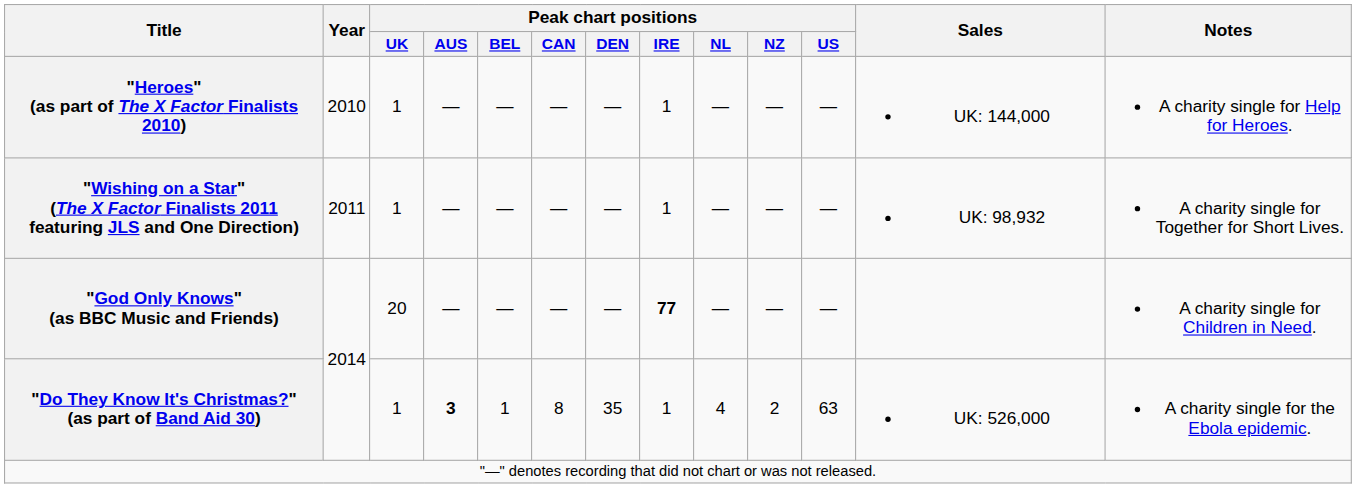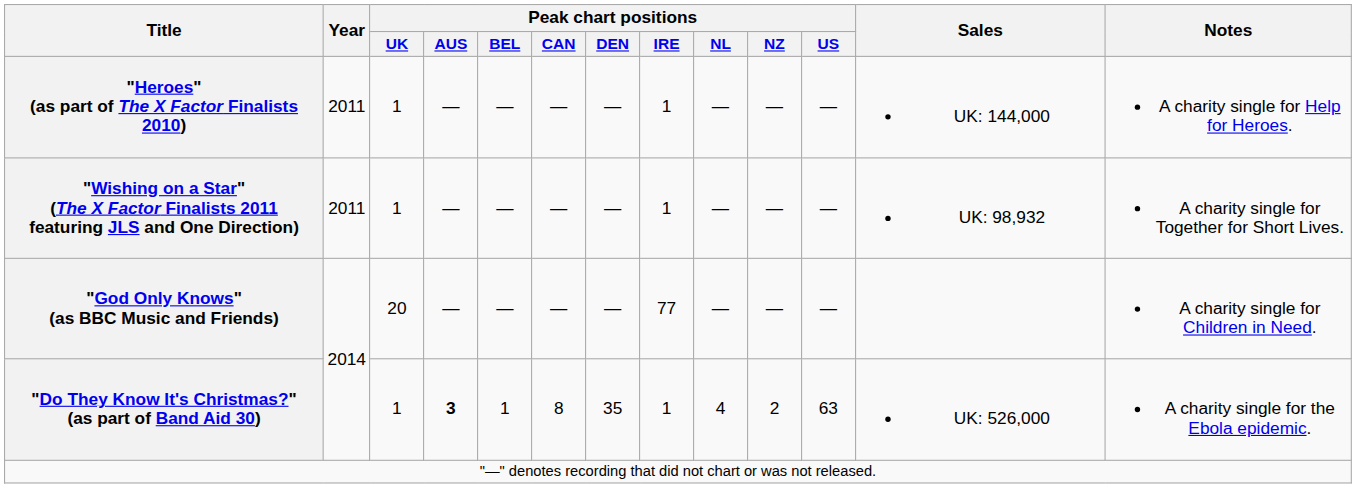(347, 106) 2010 -> (347, 106) 2011
(667, 308) bold -> (667, 308) normal
